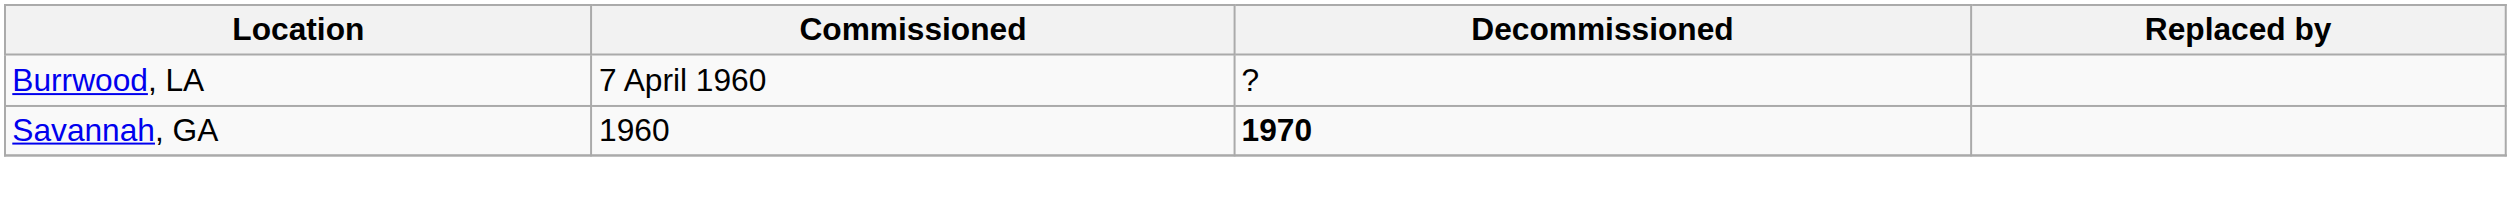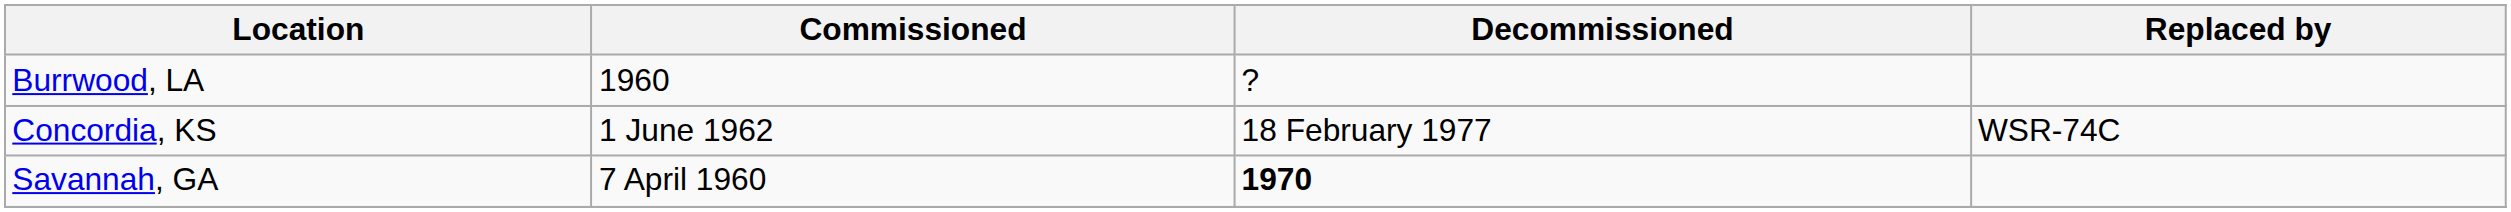(683, 79) 7 April 1960 -> (634, 79) 1960
+ row: (114, 130)
(634, 130) 1960 -> (683, 180) 7 April 1960
